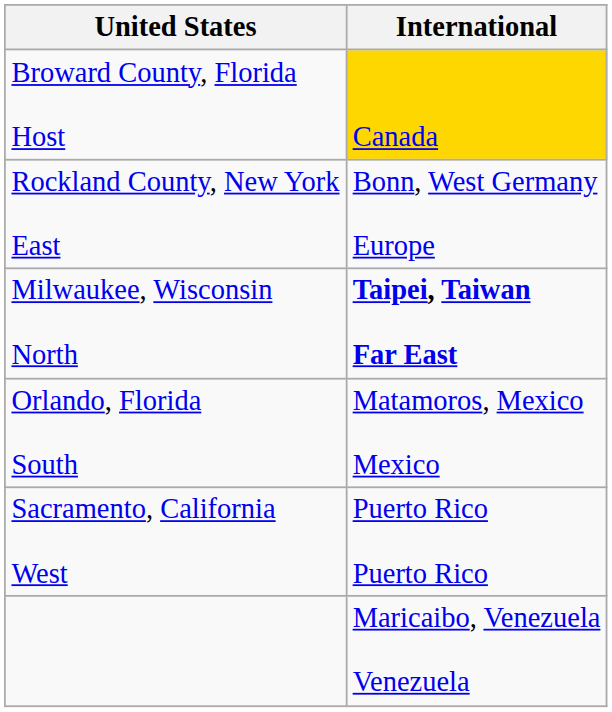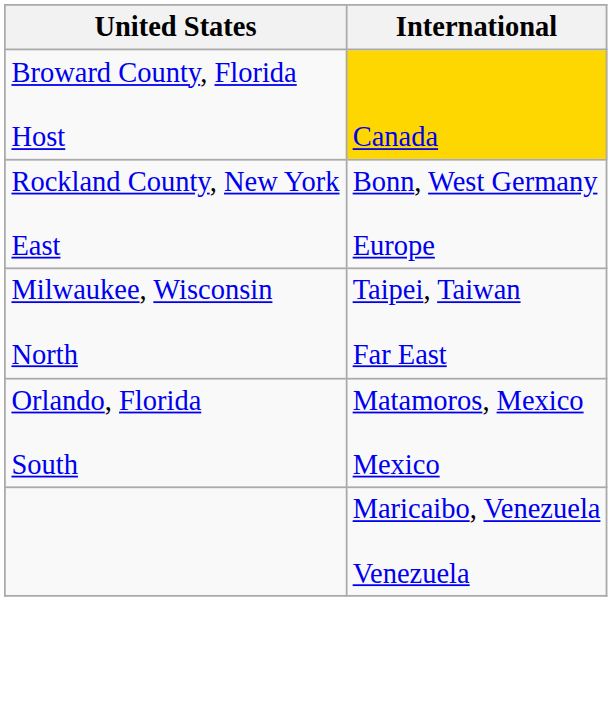(442, 322) bold -> (437, 322) normal
- row: (144, 541)
